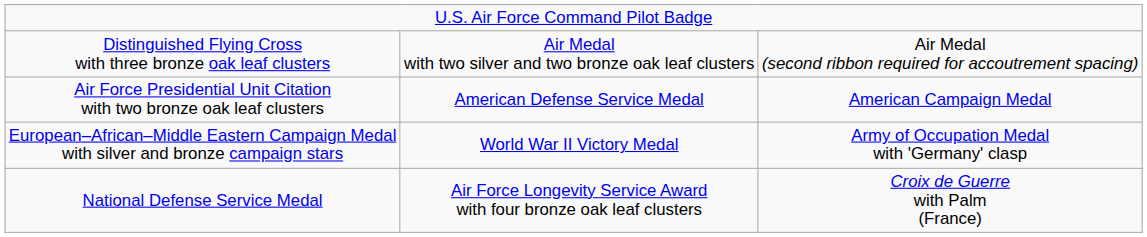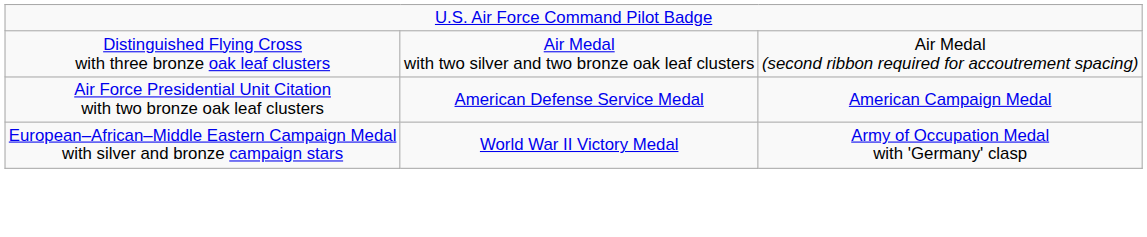- row: (203, 199)
